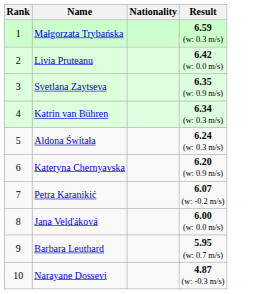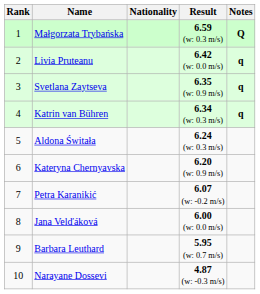+ column: (241, 12)
